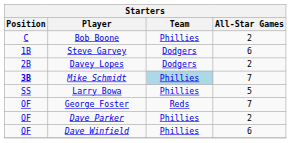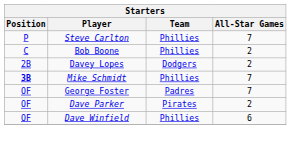+ row: (97, 38)
- row: (97, 51)
(180, 78) lightblue background -> (180, 78) no background
- row: (97, 91)
(180, 104) Reds -> (180, 91) Padres
(180, 118) Phillies -> (180, 104) Pirates
